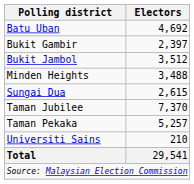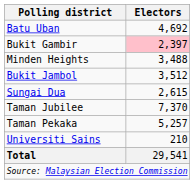(173, 44) no background -> (173, 44) pink background
rows swapped: (42, 60) <-> (48, 76)
